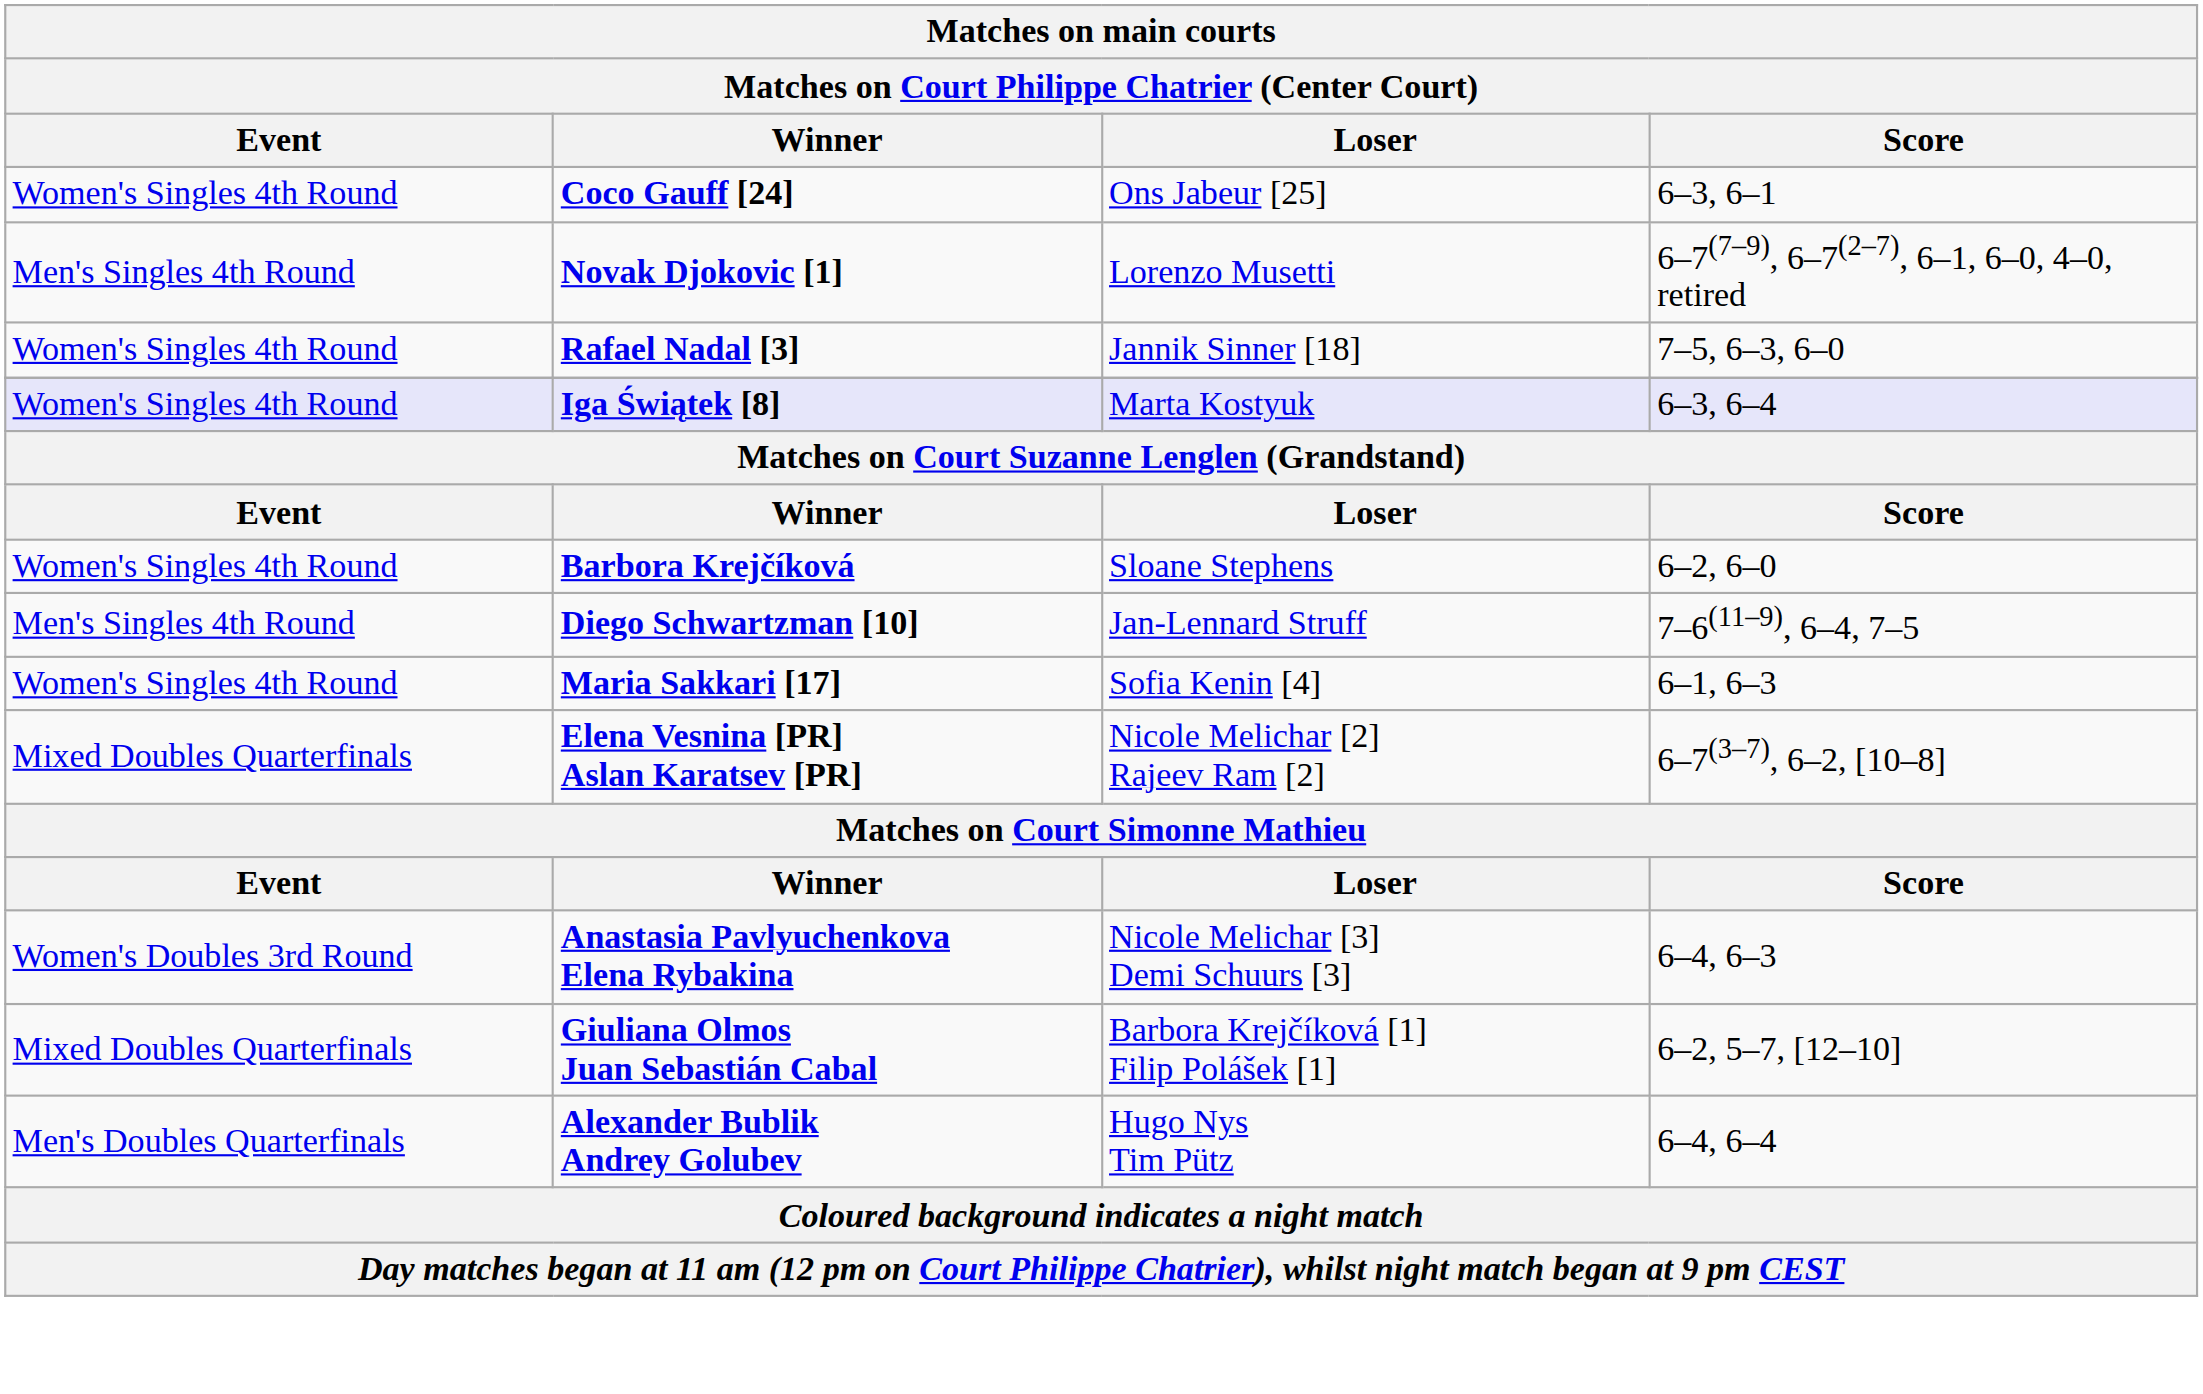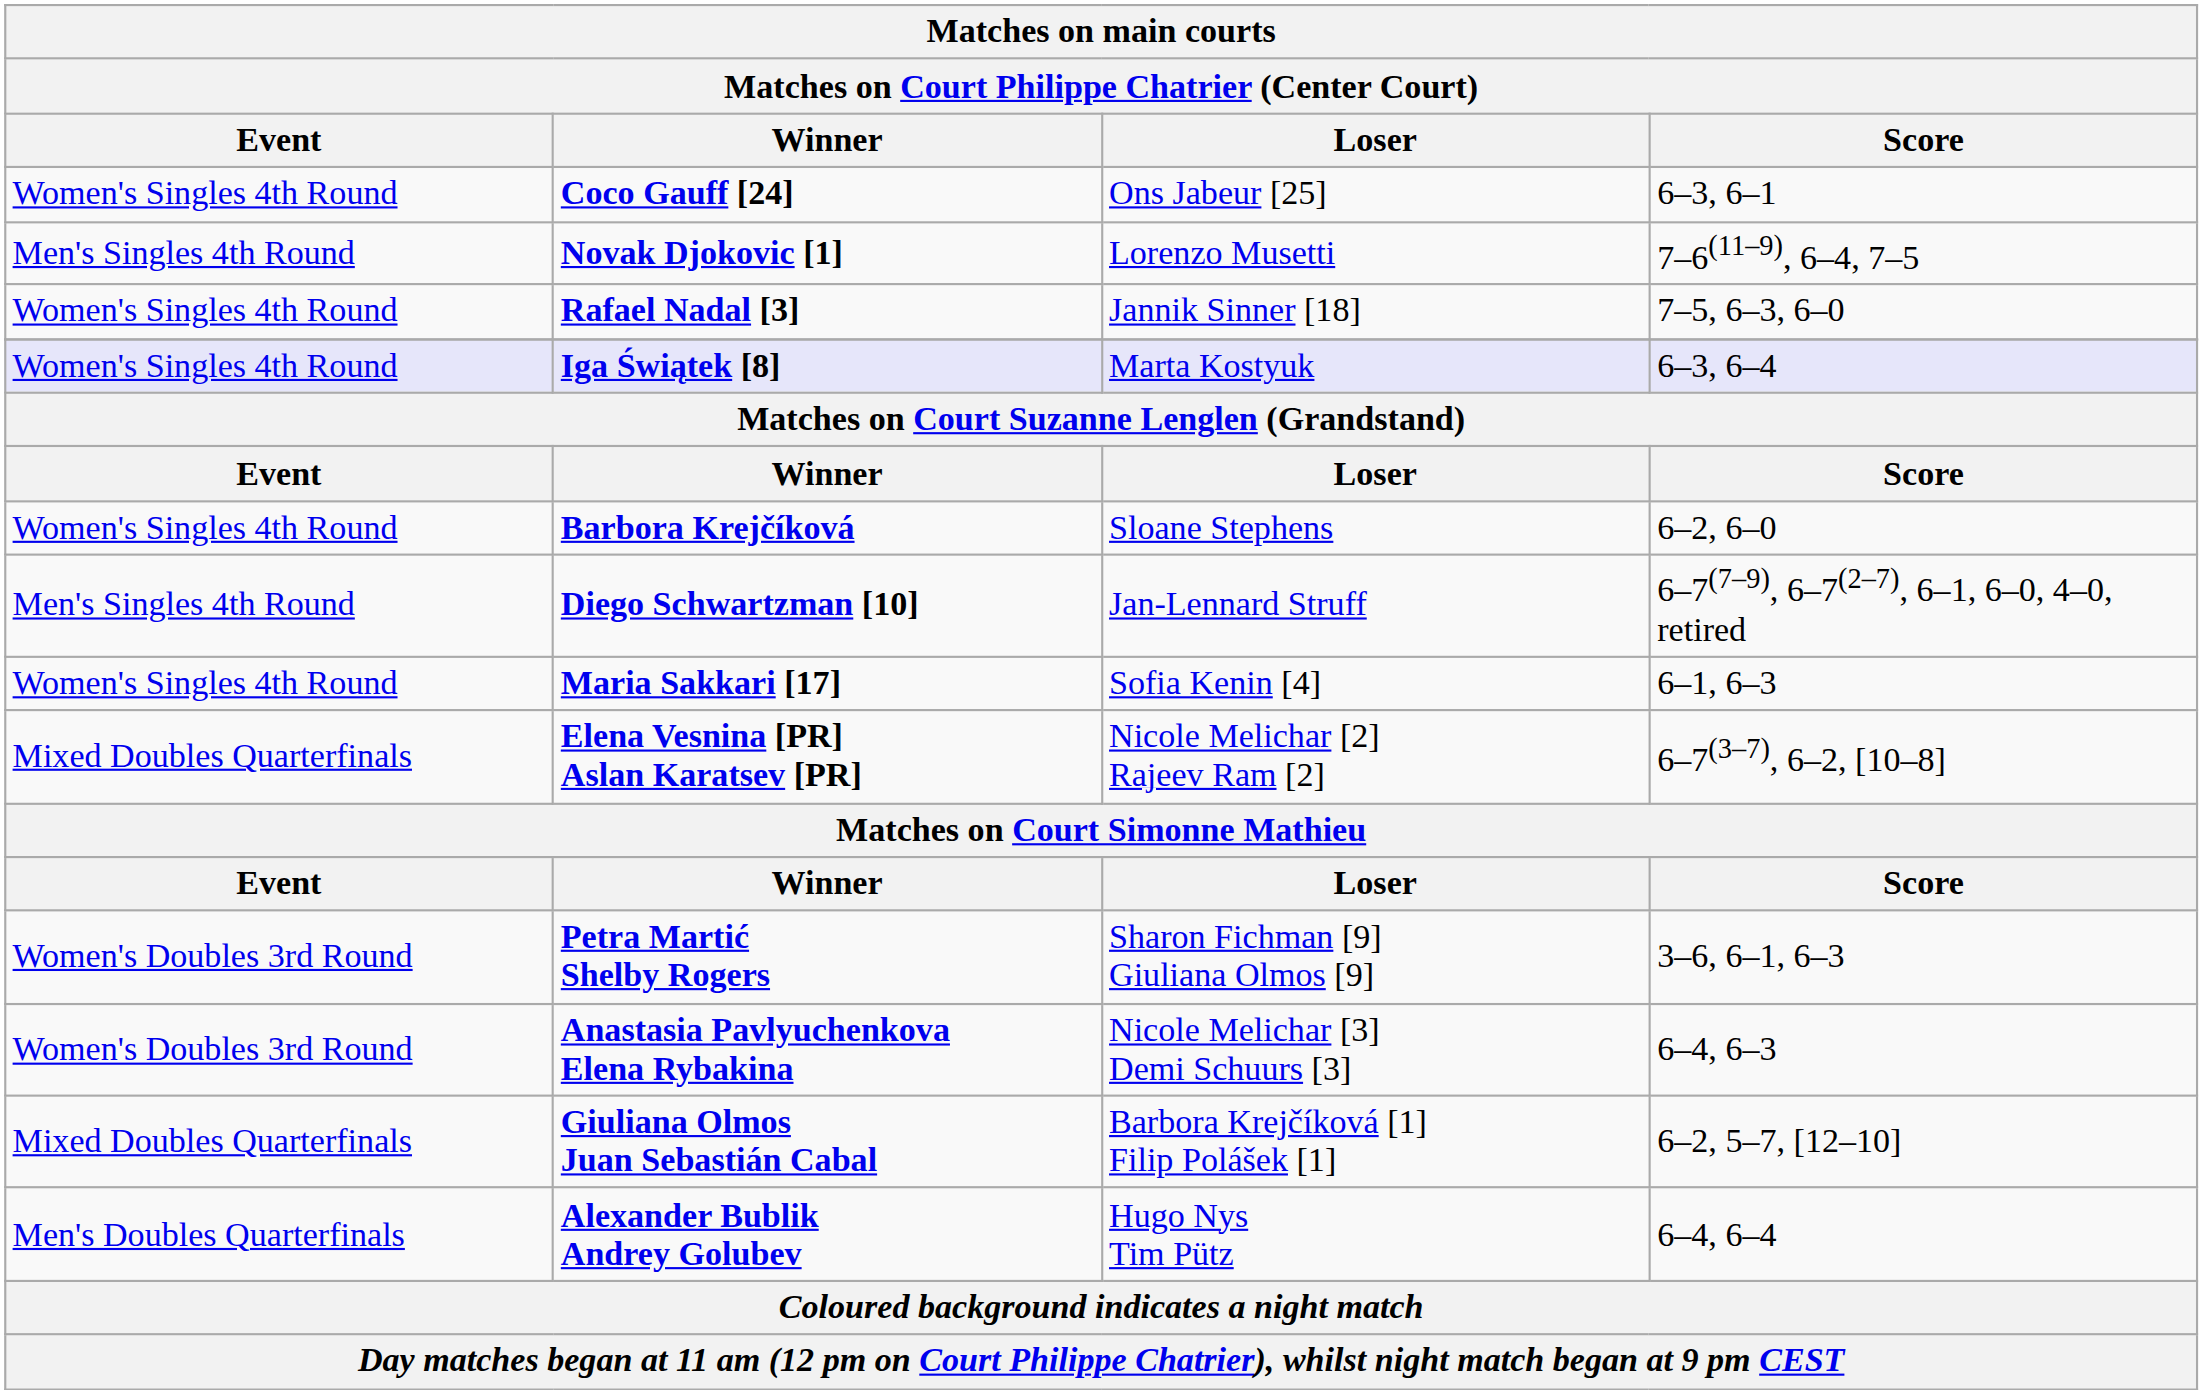(1885, 271) 6–7(7–9), 6–7(2–7), 6–1, 6–0, 4–0, retired -> (1788, 252) 7–6(11–9), 6–4, 7–5
(1788, 624) 7–6(11–9), 6–4, 7–5 -> (1885, 605) 6–7(7–9), 6–7(2–7), 6–1, 6–0, 4–0, retired
+ row: (665, 956)
